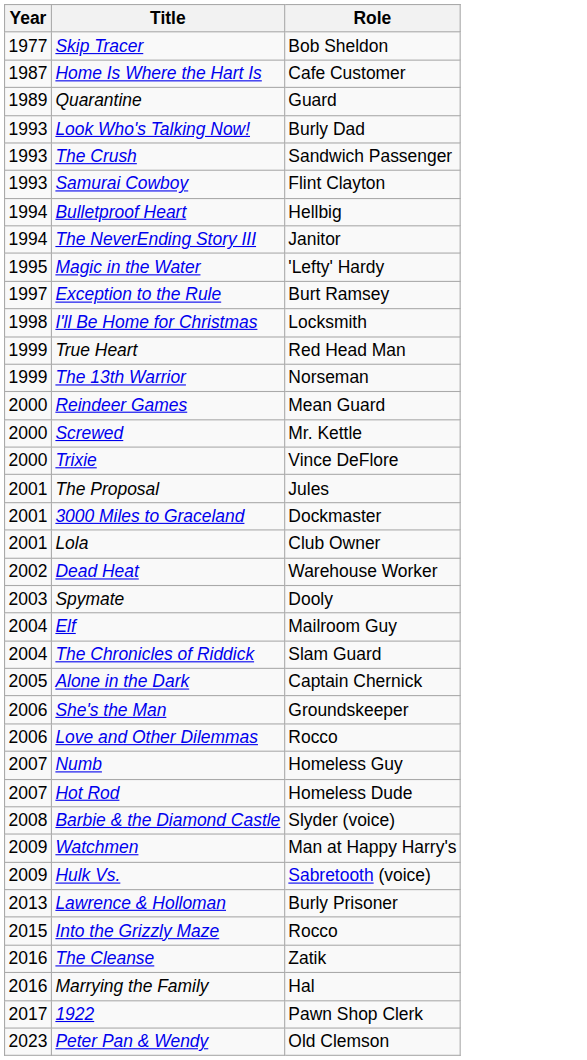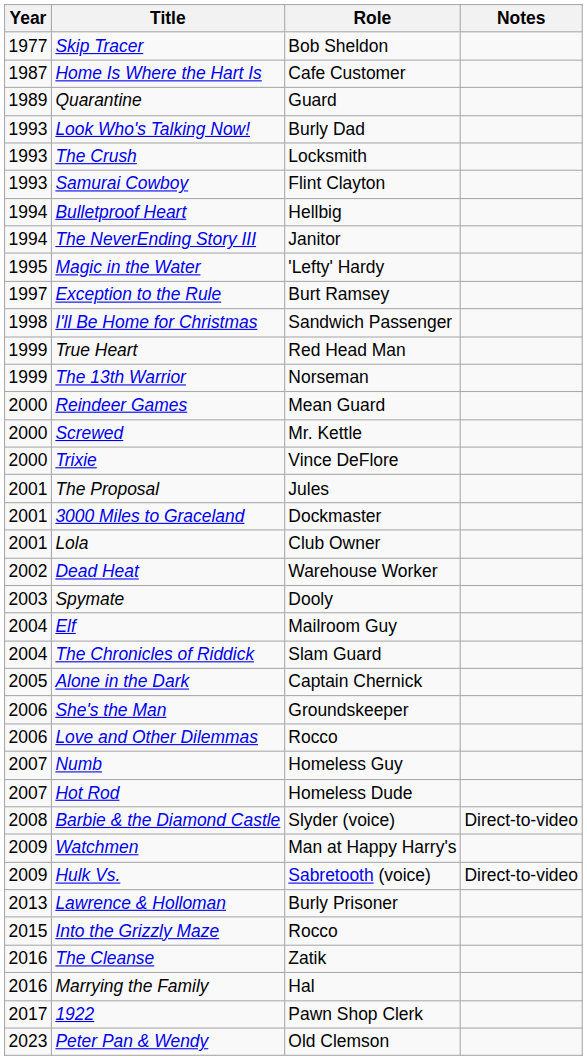+ column: (521, 18)
(370, 156) Sandwich Passenger -> (328, 156) Locksmith
(328, 322) Locksmith -> (370, 322) Sandwich Passenger
